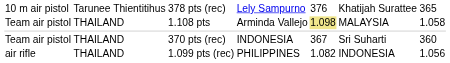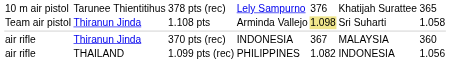(99, 22) THAILAND -> (107, 22) Thiranun Jinda
(364, 22) MALAYSIA -> (362, 22) Sri Suharti
(38, 39) Team air pistol -> (20, 39) air rifle
(99, 39) THAILAND -> (107, 39) Thiranun Jinda
(362, 39) Sri Suharti -> (364, 39) MALAYSIA
